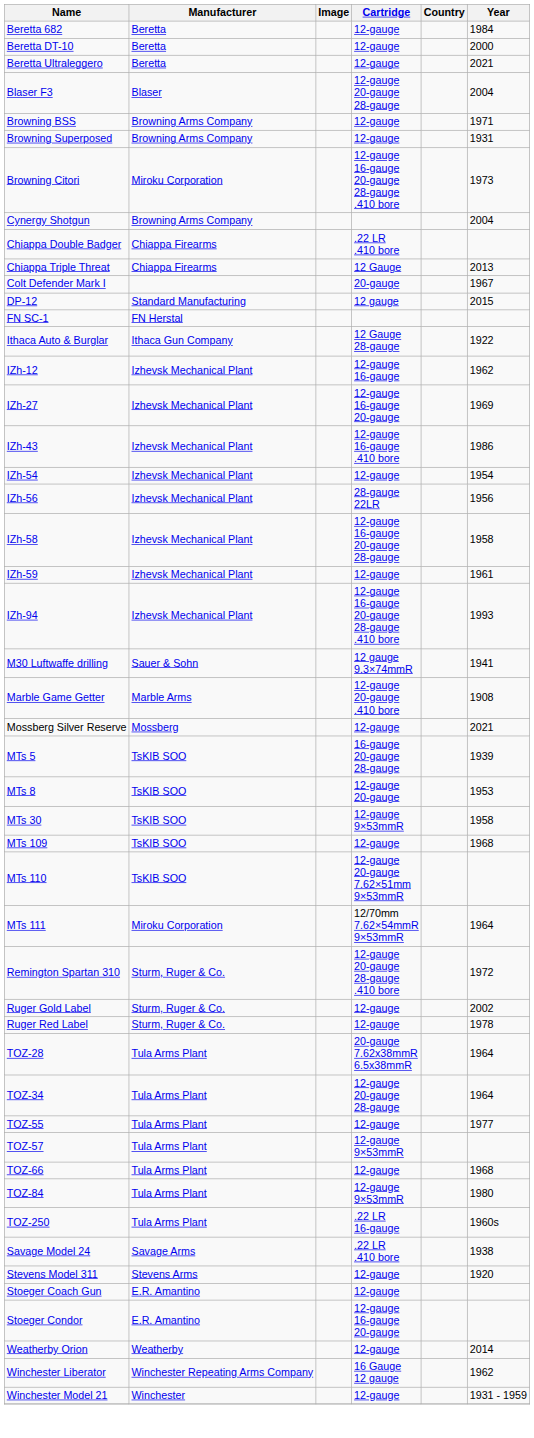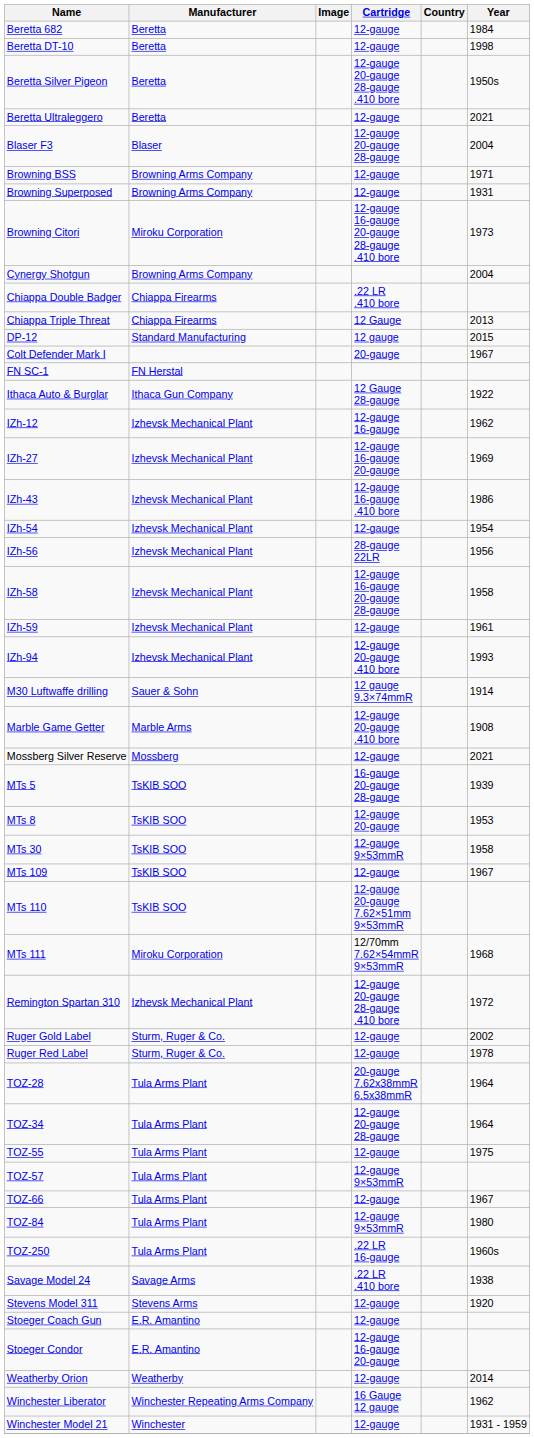(482, 47) 2000 -> (482, 47) 1998
+ row: (57, 82)
rows swapped: (56, 284) <-> (22, 301)
(377, 616) 12-gauge 16-gauge 20-gauge 28-gauge .410 bore -> (377, 657) 12-gauge 20-gauge .410 bore
(482, 663) 1941 -> (482, 692) 1914
(482, 843) 1968 -> (482, 872) 1967
(482, 925) 1964 -> (482, 955) 1968
(178, 973) Sturm, Ruger & Co. -> (192, 1002) Izhevsk Mechanical Plant
(482, 1124) 1977 -> (482, 1153) 1975
(482, 1170) 1968 -> (482, 1199) 1967
